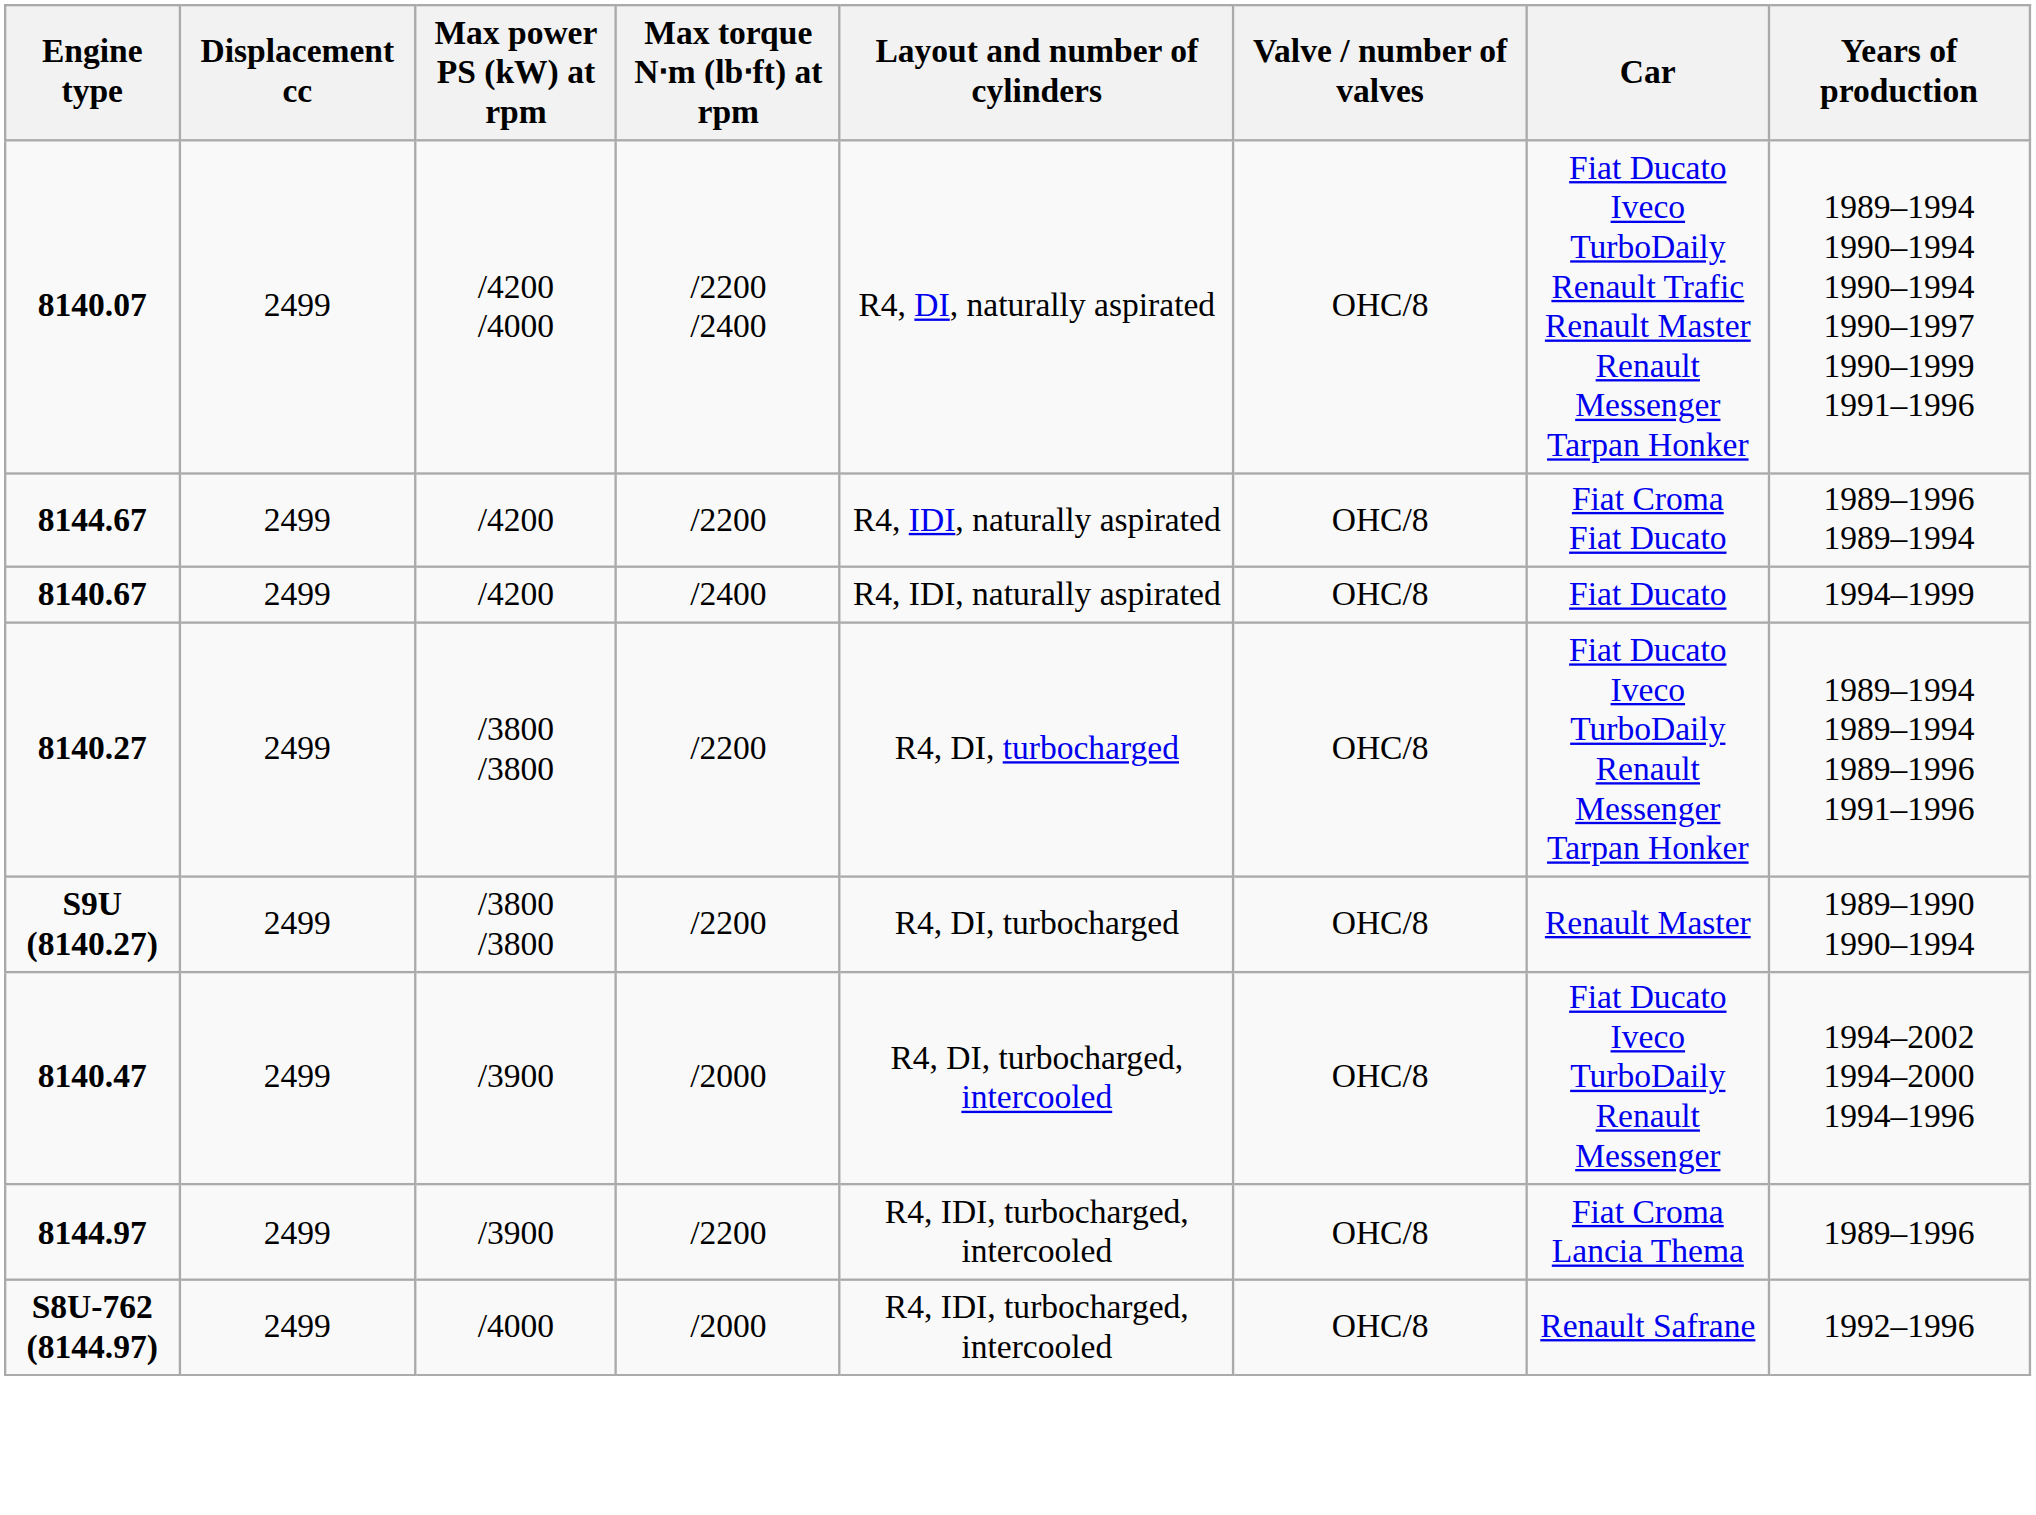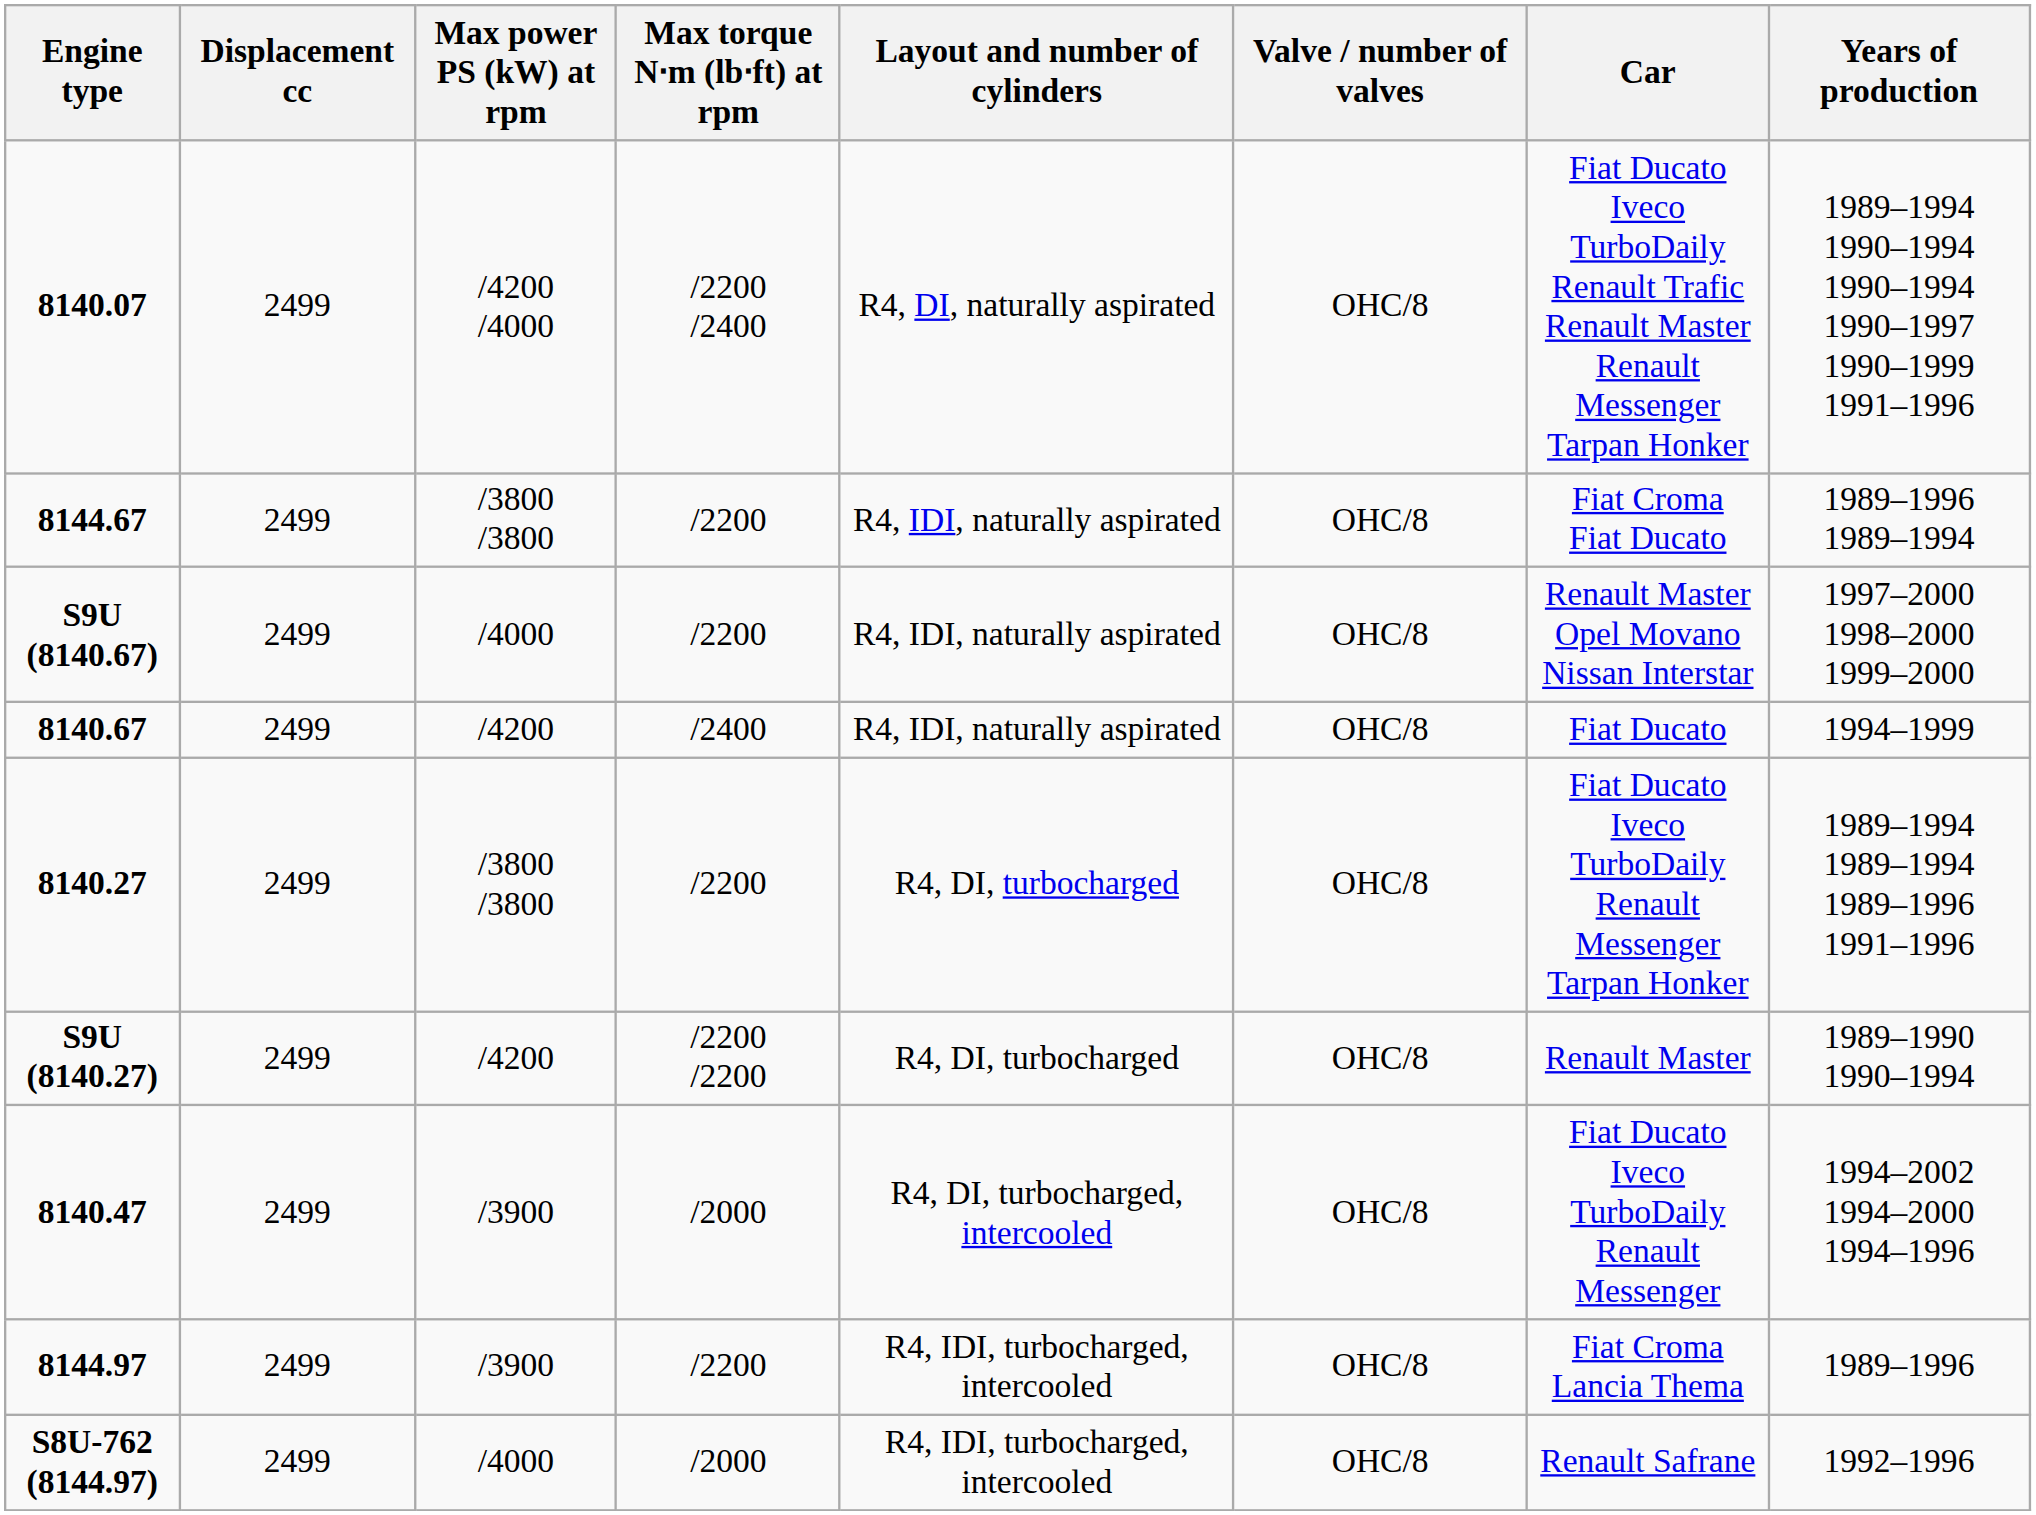(516, 519) /4200 -> (516, 519) /3800 /3800
+ row: (92, 634)
(516, 923) /3800 /3800 -> (516, 1057) /4200
(728, 923) /2200 -> (728, 1057) /2200 /2200
